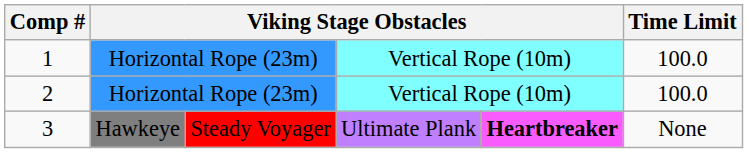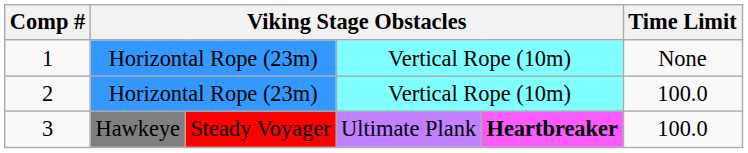(682, 57) 100.0 -> (682, 57) None
(682, 128) None -> (682, 128) 100.0
